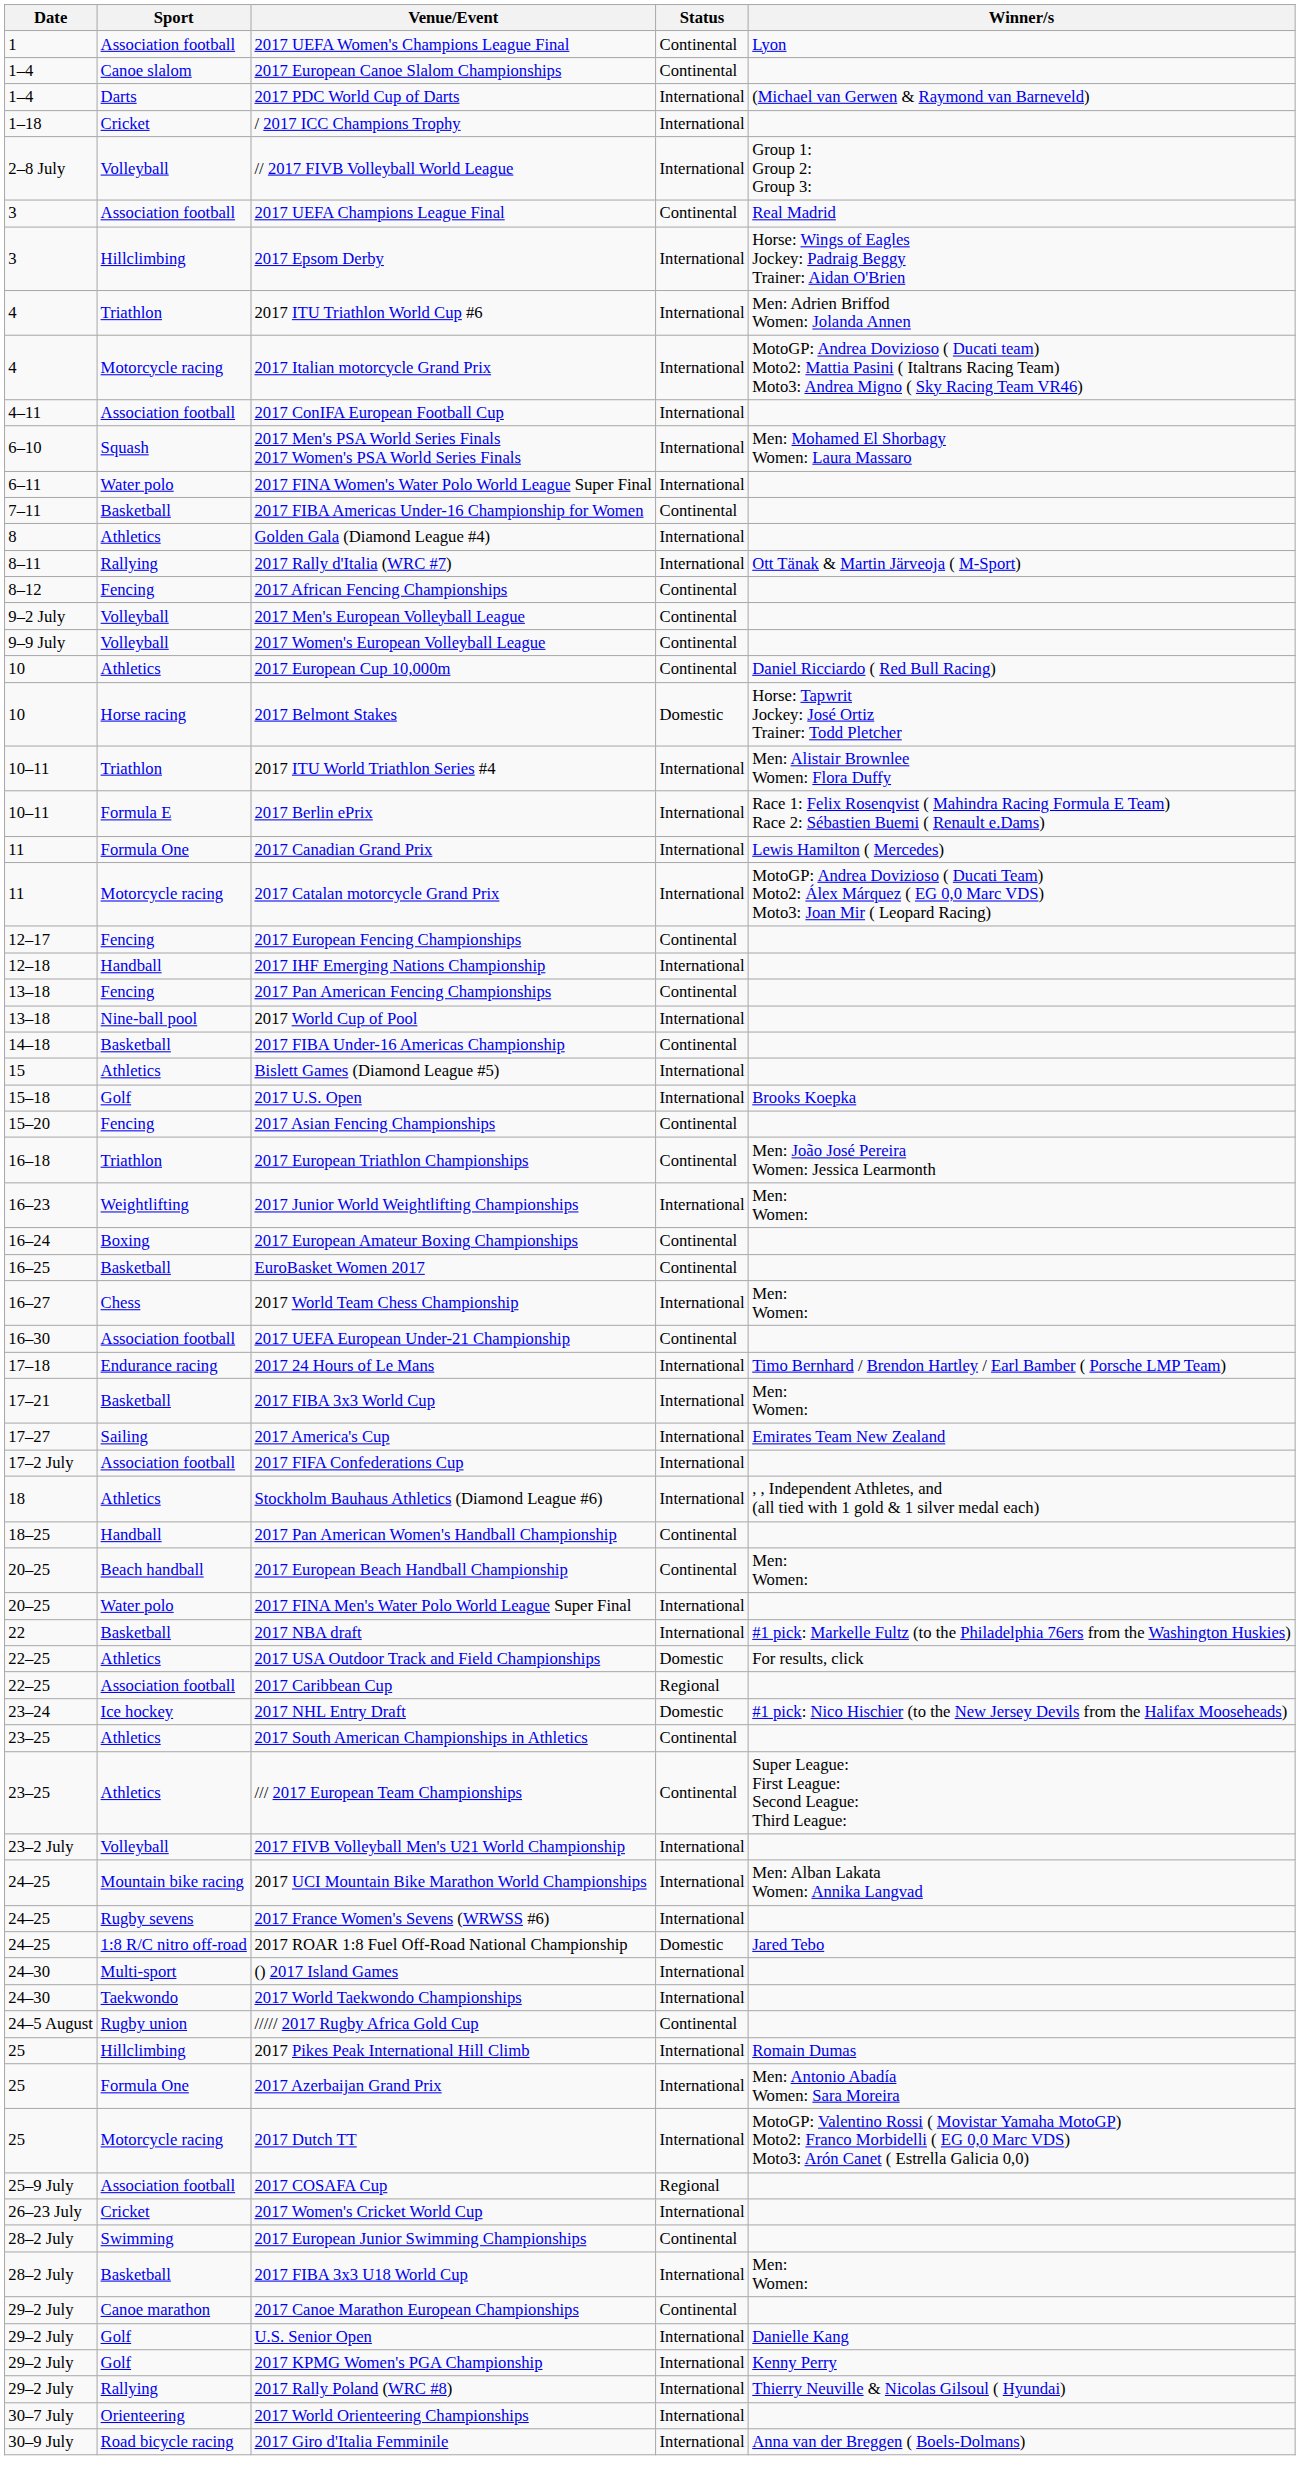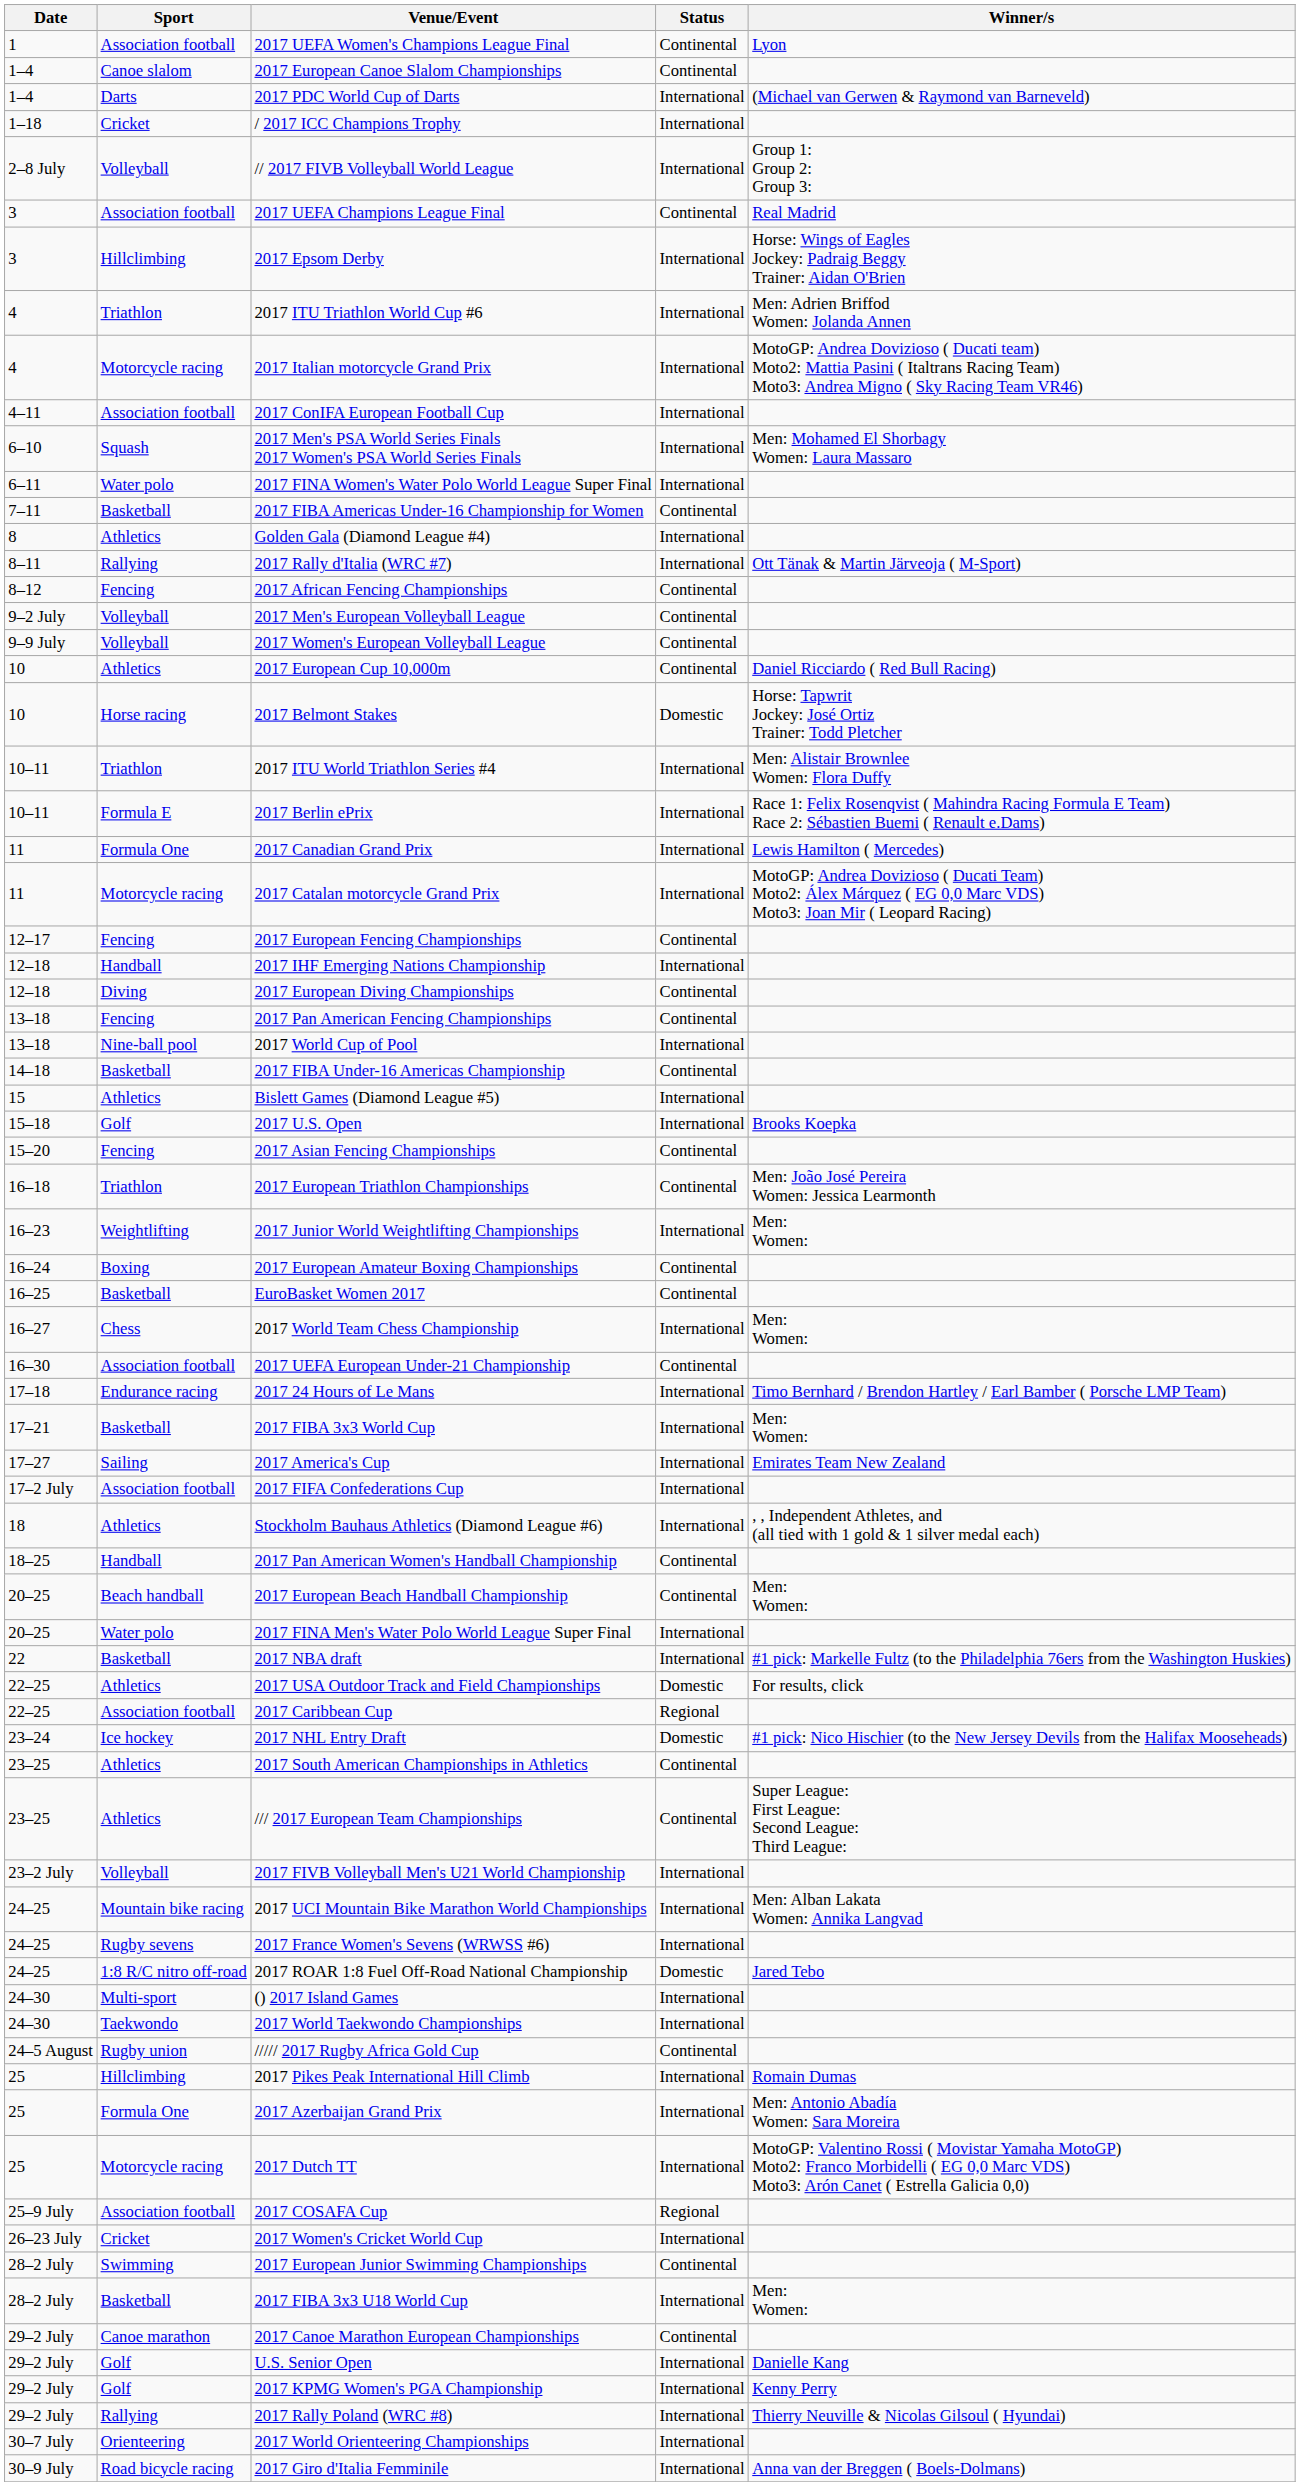+ row: (384, 992)
